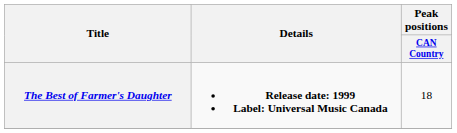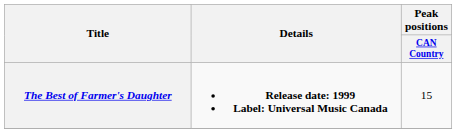(426, 95) 18 -> (426, 95) 15
